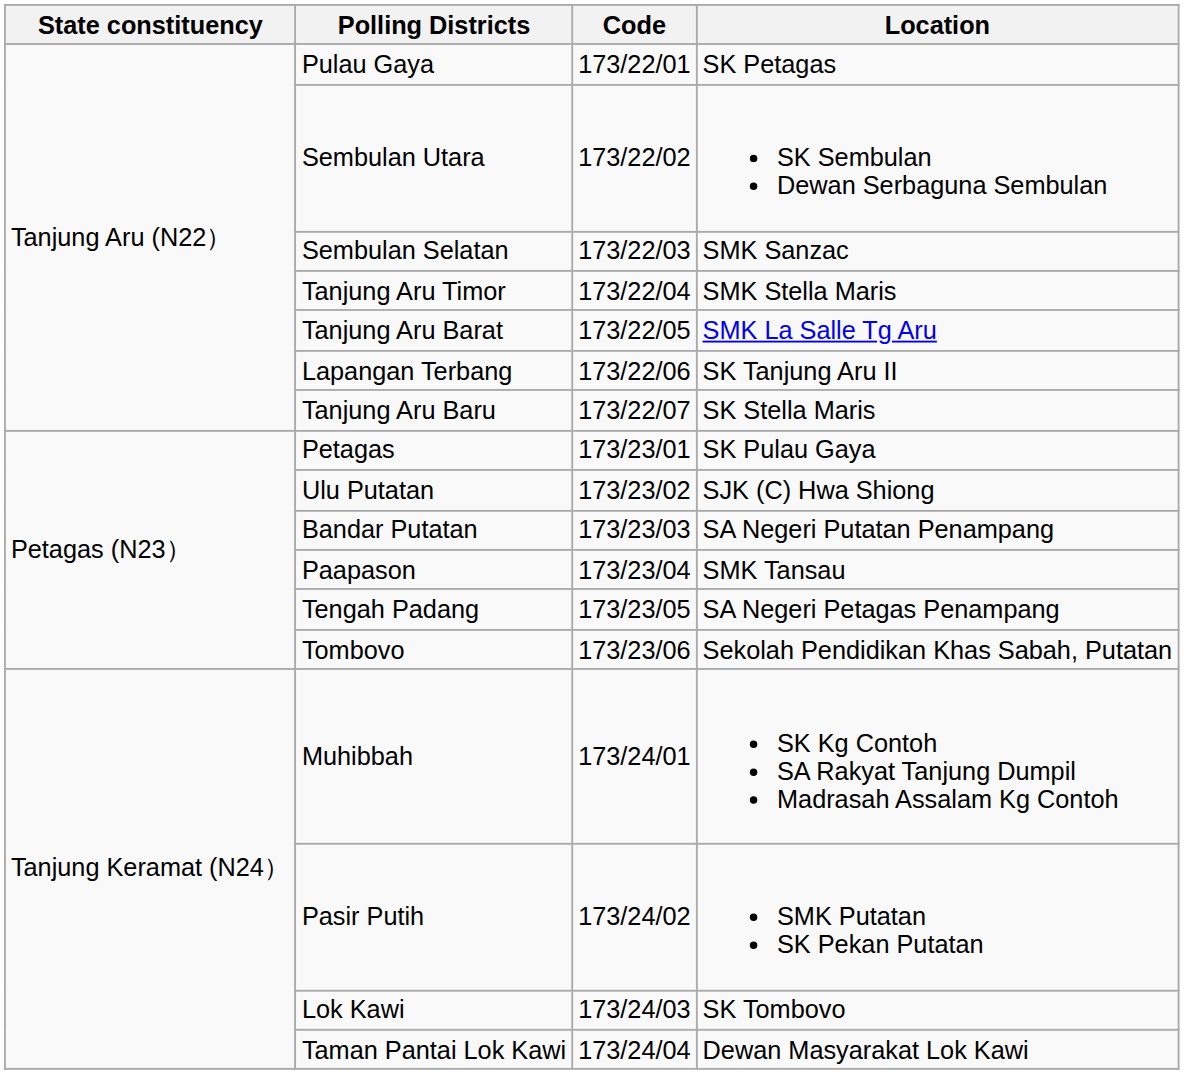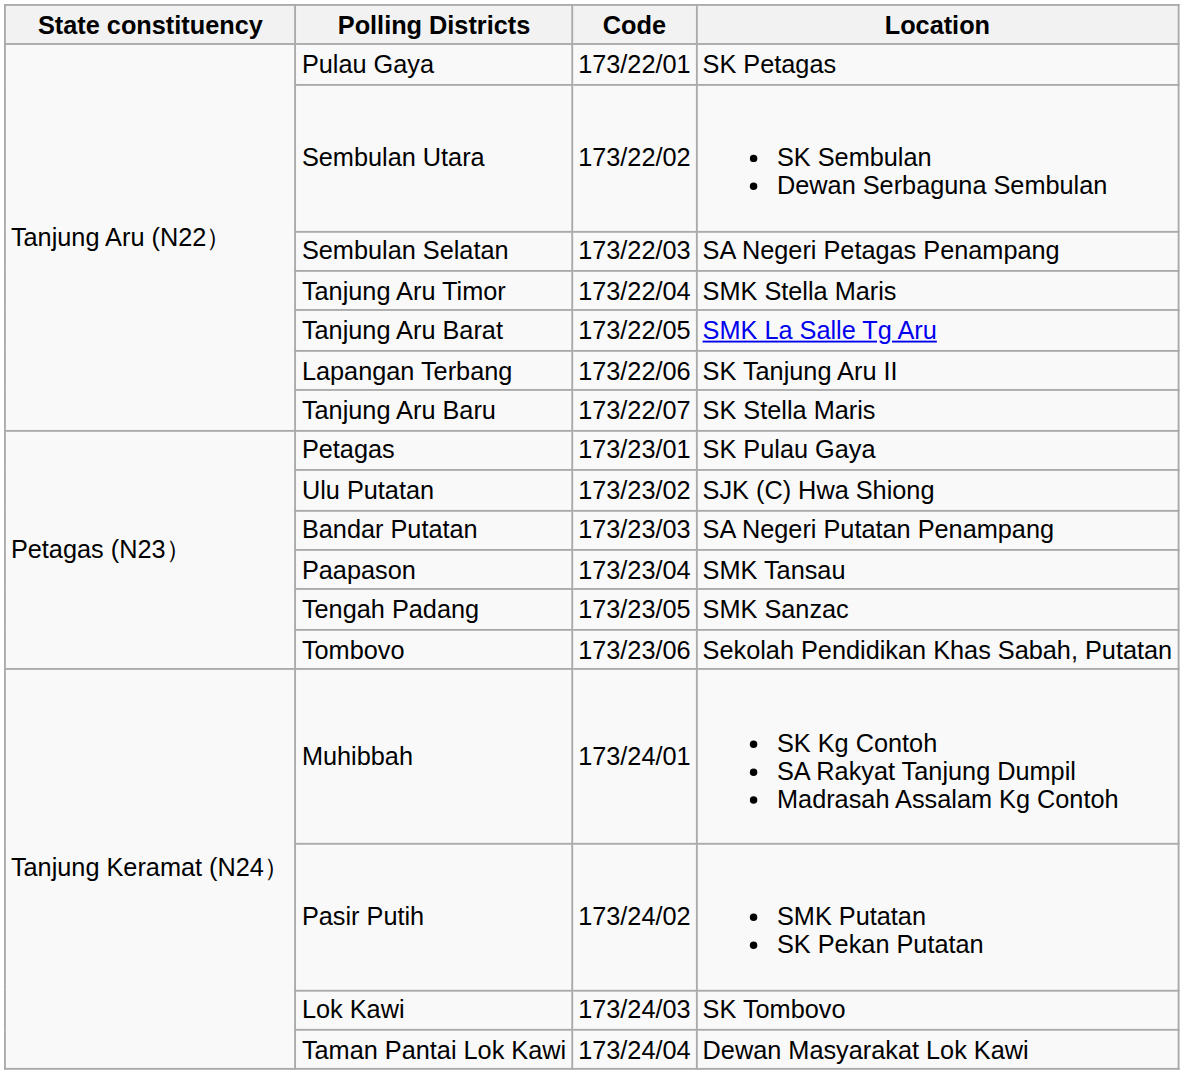(776, 250) SMK Sanzac -> (881, 250) SA Negeri Petagas Penampang
(881, 609) SA Negeri Petagas Penampang -> (776, 609) SMK Sanzac
